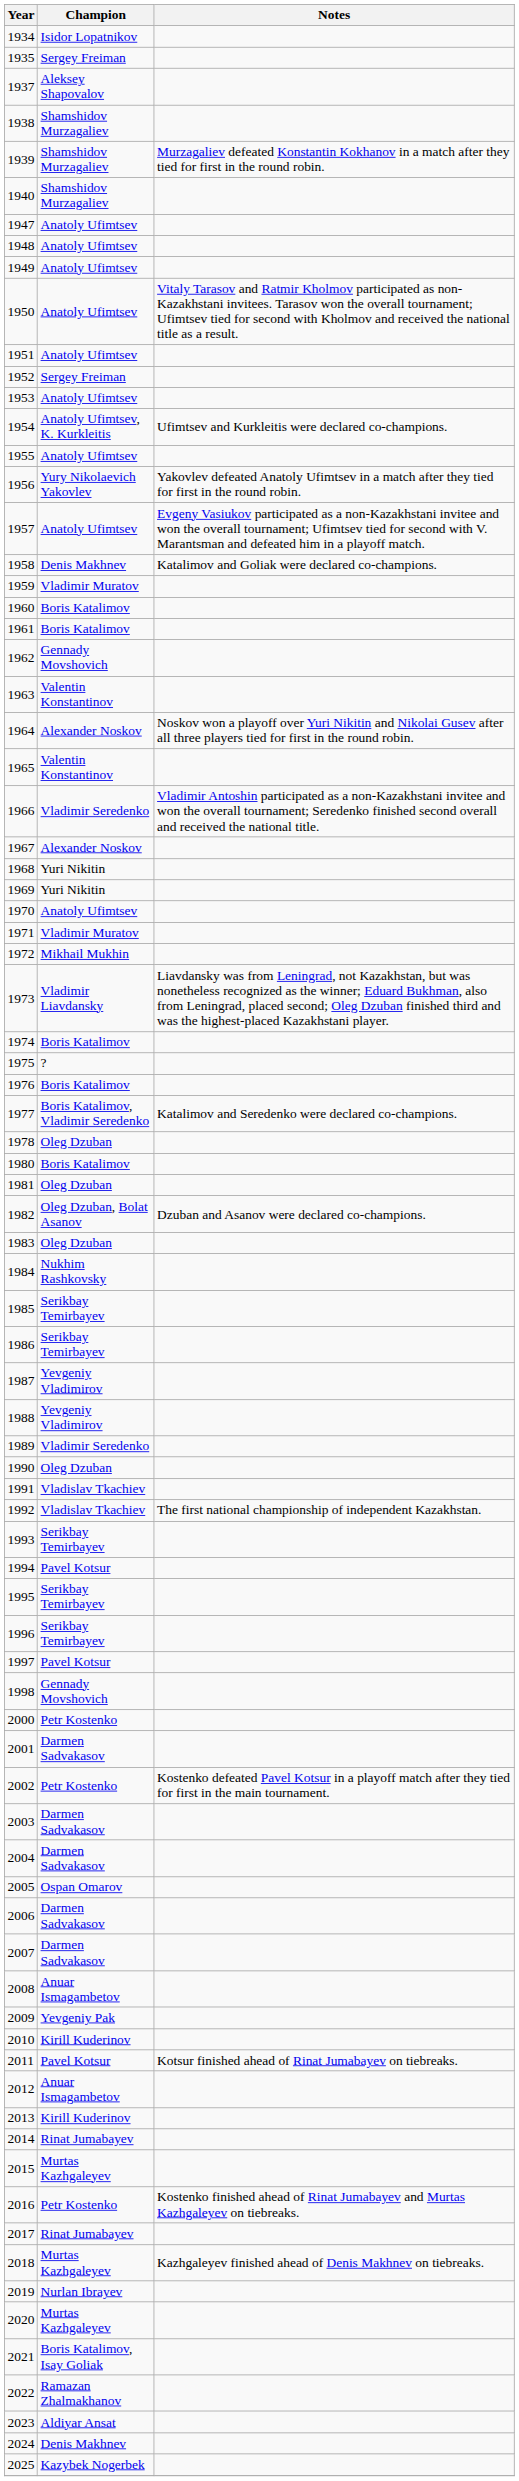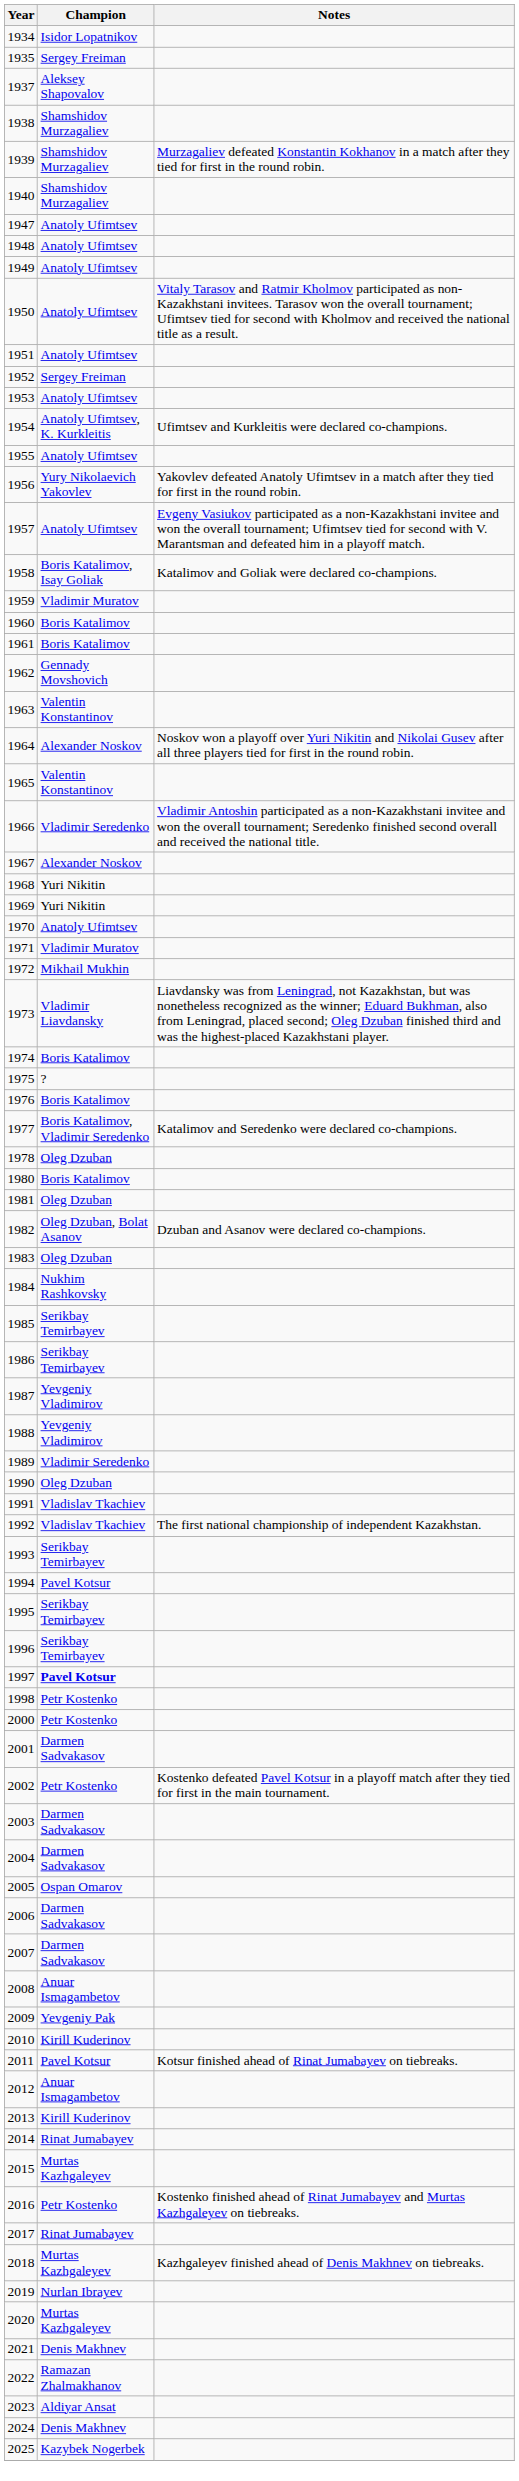(83, 565) Denis Makhnev -> (86, 572) Boris Katalimov, Isay Goliak
(75, 1662) normal -> (78, 1677) bold
(74, 1691) Gennady Movshovich -> (79, 1698) Petr Kostenko
(86, 2356) Boris Katalimov, Isay Goliak -> (83, 2349) Denis Makhnev
